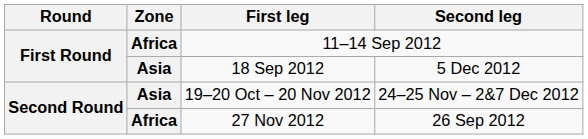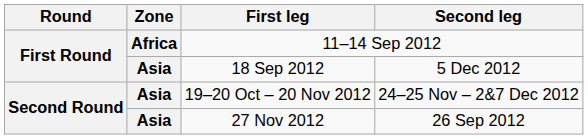(154, 120) Africa -> (154, 120) Asia
